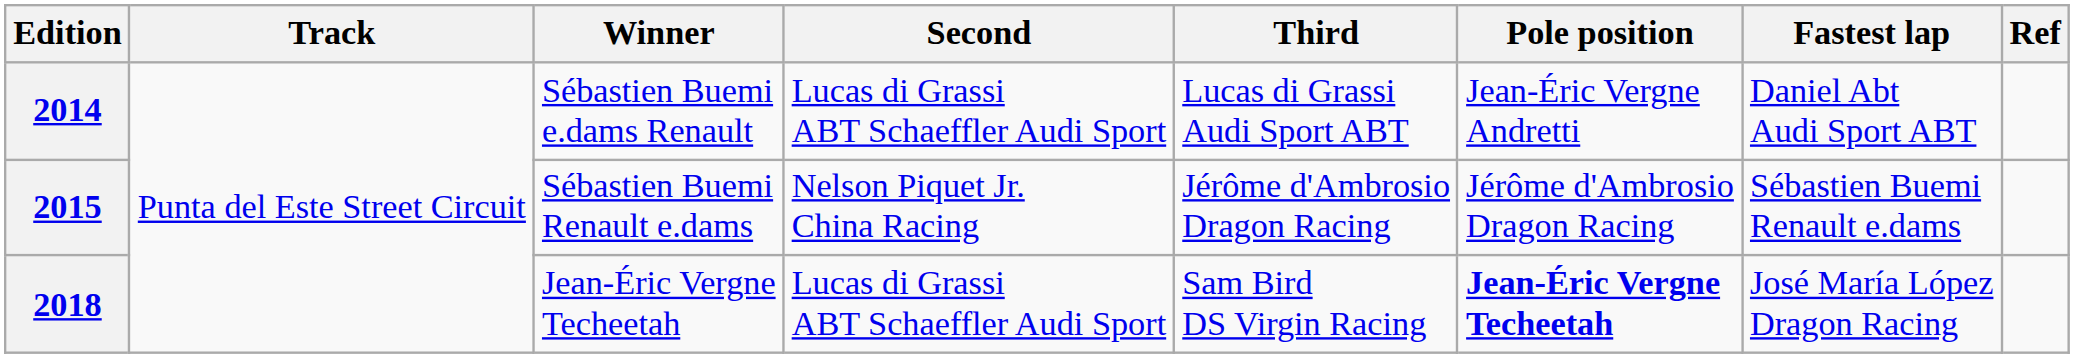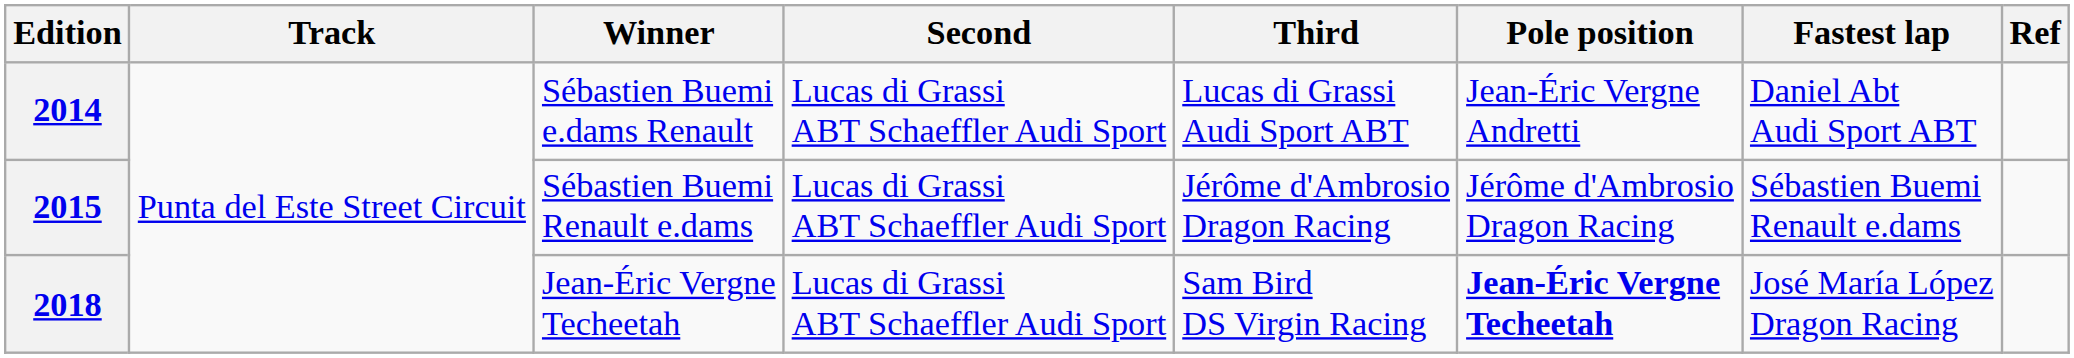(908, 206) Nelson Piquet Jr. China Racing -> (979, 206) Lucas di Grassi ABT Schaeffler Audi Sport
